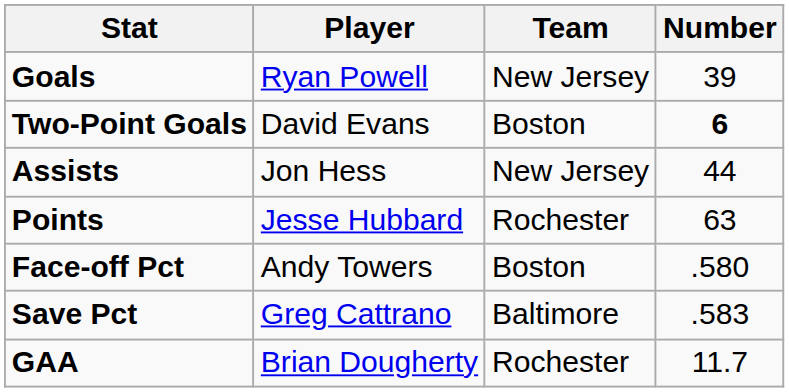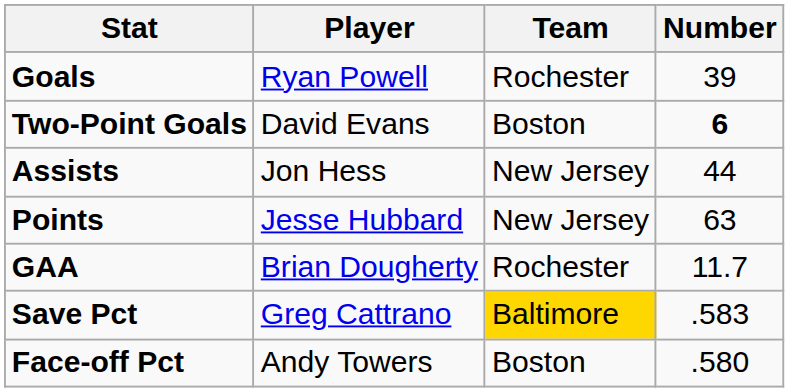(571, 76) New Jersey -> (561, 76) Rochester
(561, 219) Rochester -> (571, 219) New Jersey
rows swapped: (98, 266) <-> (45, 362)
(556, 314) no background -> (556, 314) gold background
